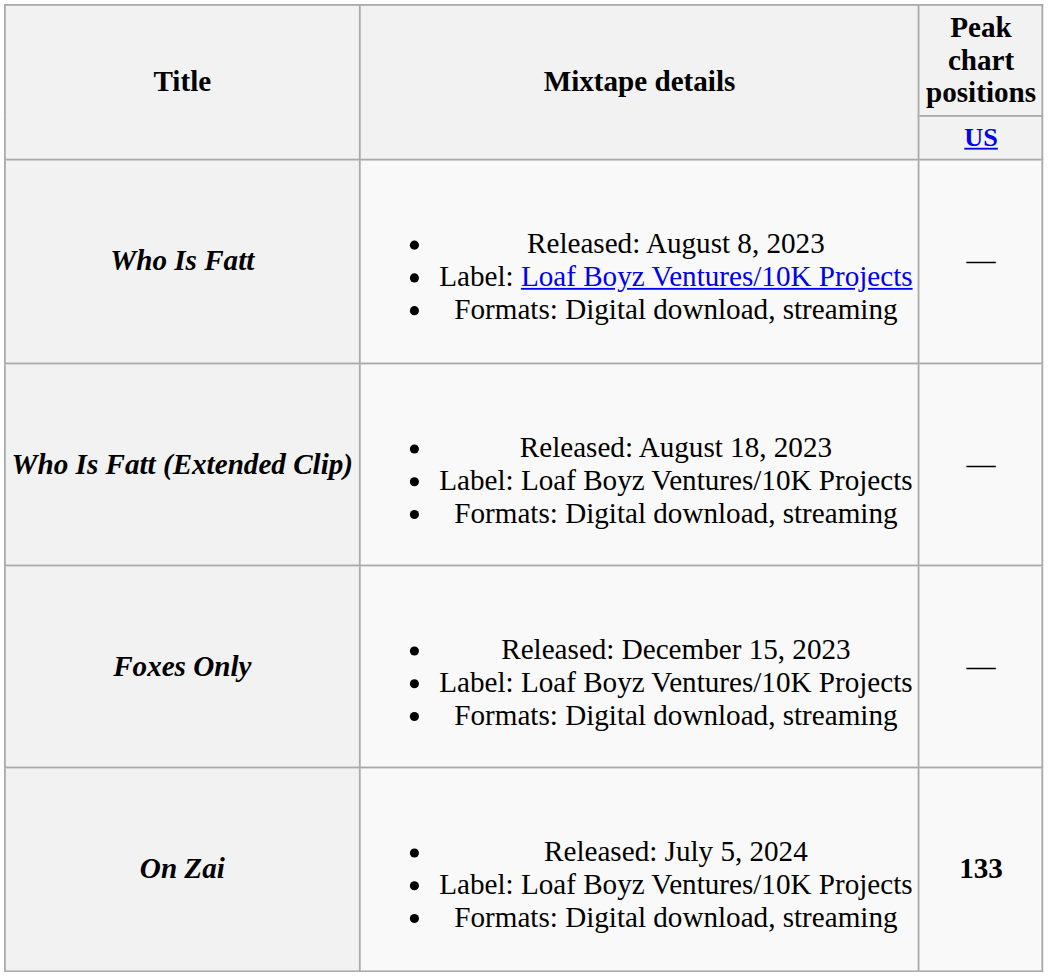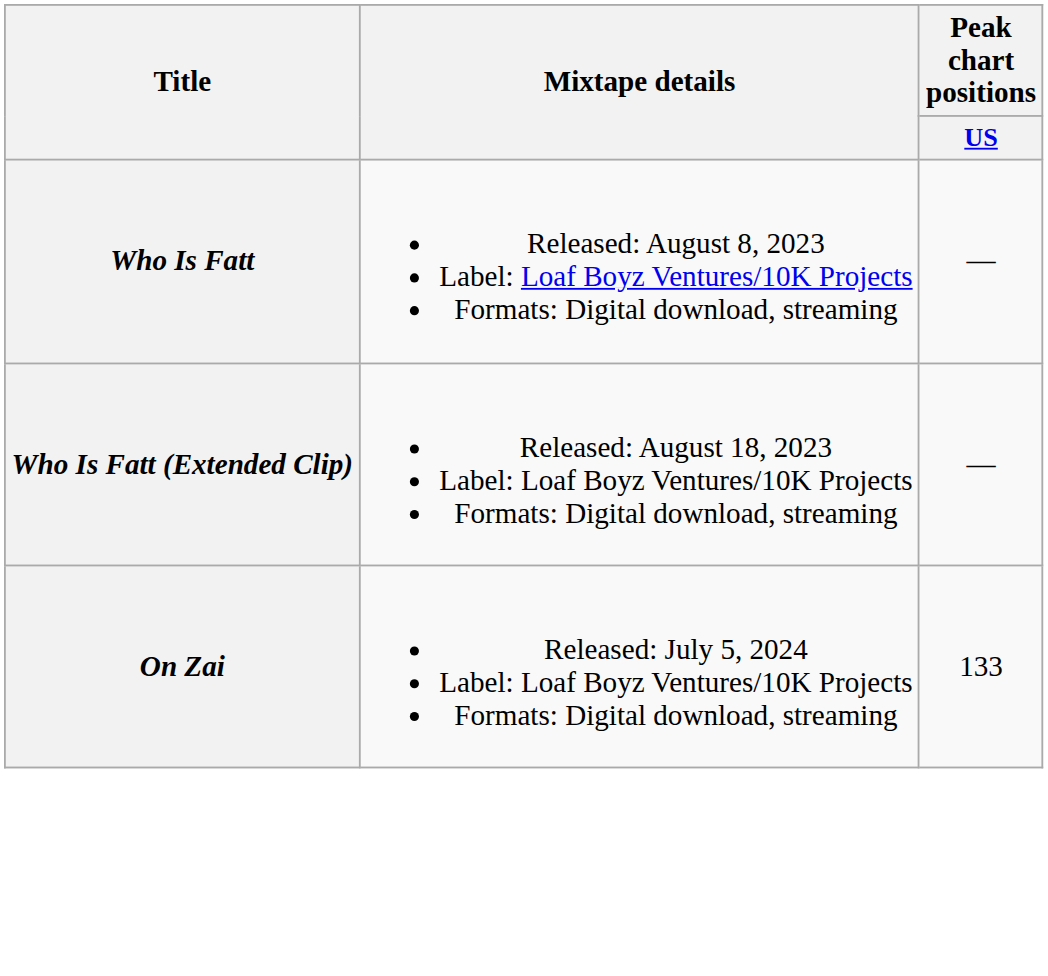- row: (182, 666)
(981, 868) bold -> (981, 666) normal
